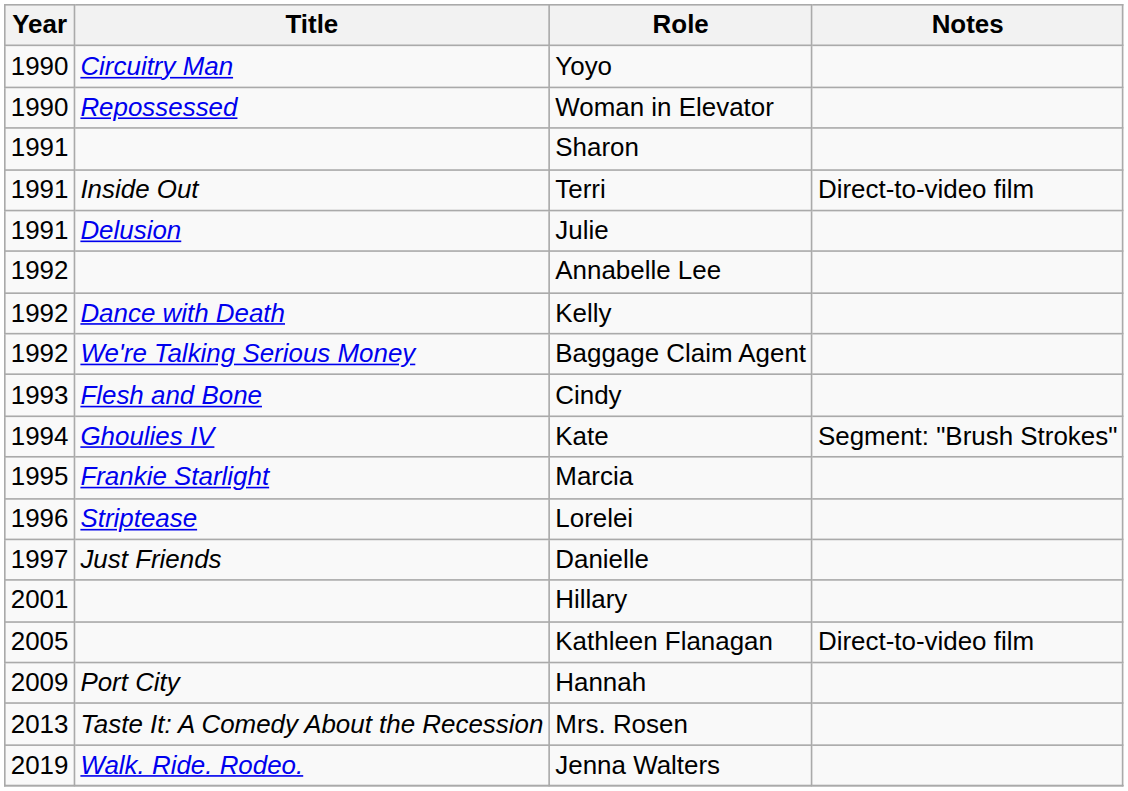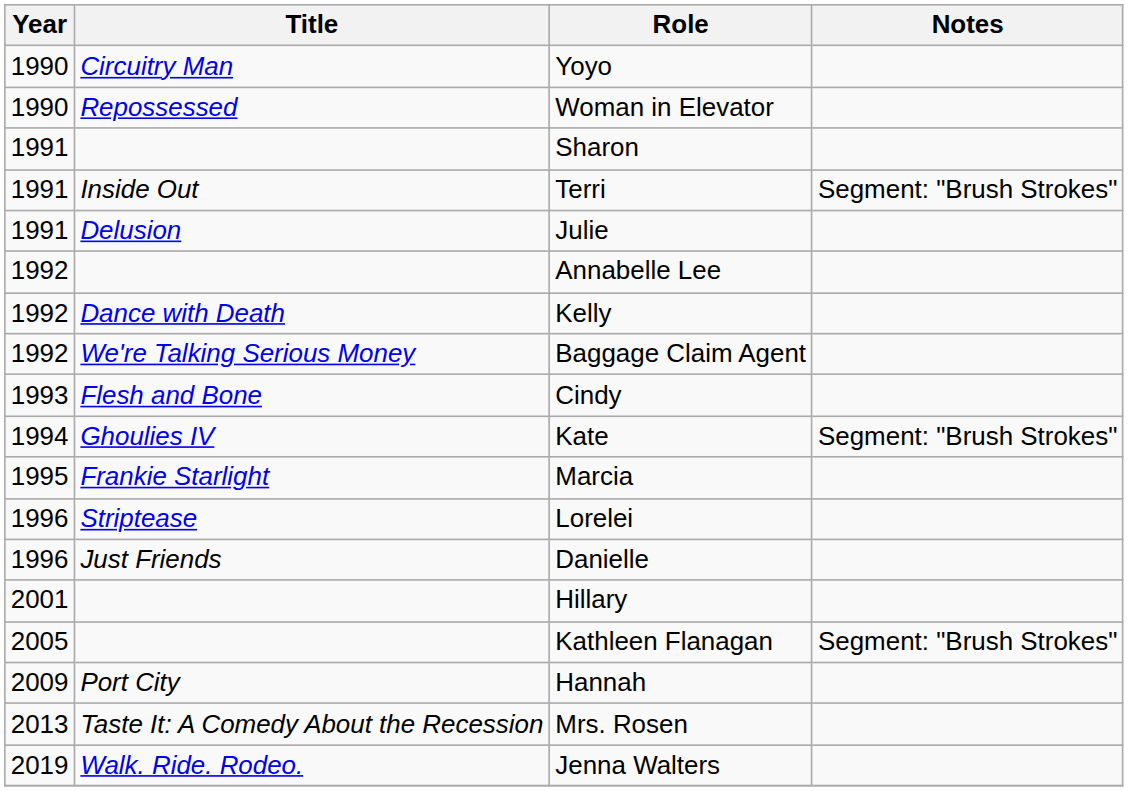(926, 189) Direct-to-video film -> (968, 189) Segment: "Brush Strokes"
(40, 559) 1997 -> (40, 559) 1996
(926, 641) Direct-to-video film -> (968, 641) Segment: "Brush Strokes"
